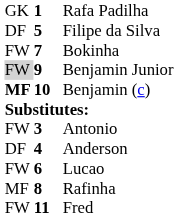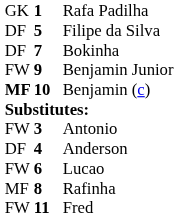(17, 50) FW -> (15, 50) DF
(17, 69) lightgrey background -> (17, 69) no background
